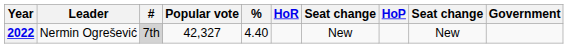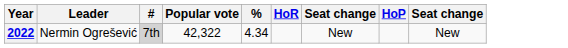- column: (525, 14)
(202, 33) 42,327 -> (202, 33) 42,322
(256, 33) 4.40 -> (256, 33) 4.34
